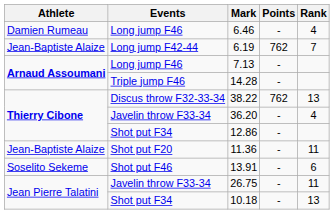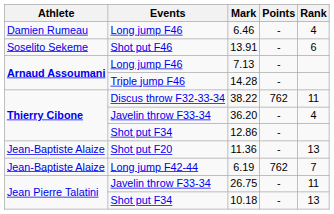rows swapped: (244, 47) <-> (244, 167)
(313, 99) 13 -> (313, 99) 11
(313, 150) 11 -> (313, 150) 13
